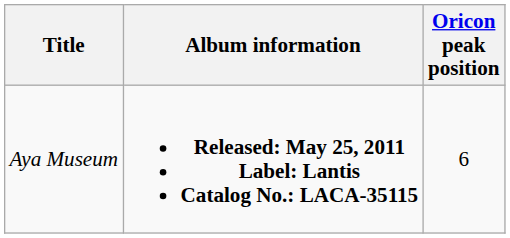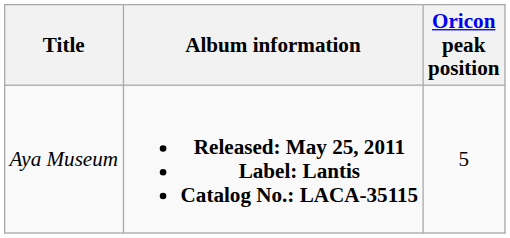(464, 159) 6 -> (464, 159) 5
